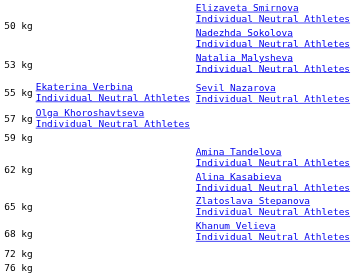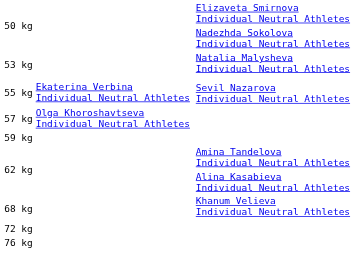- row: (18, 207)
